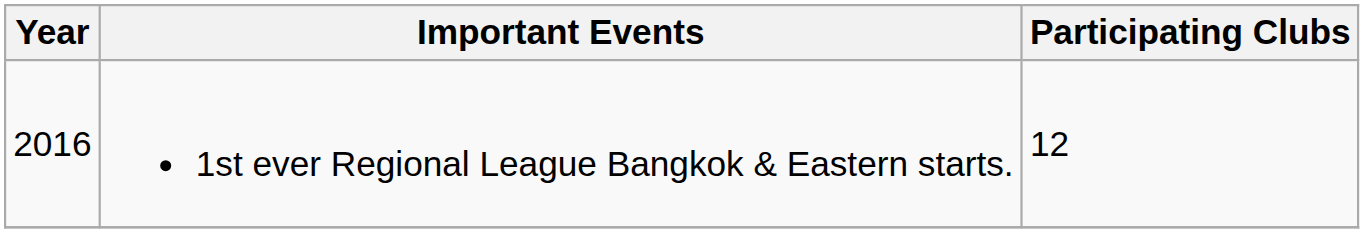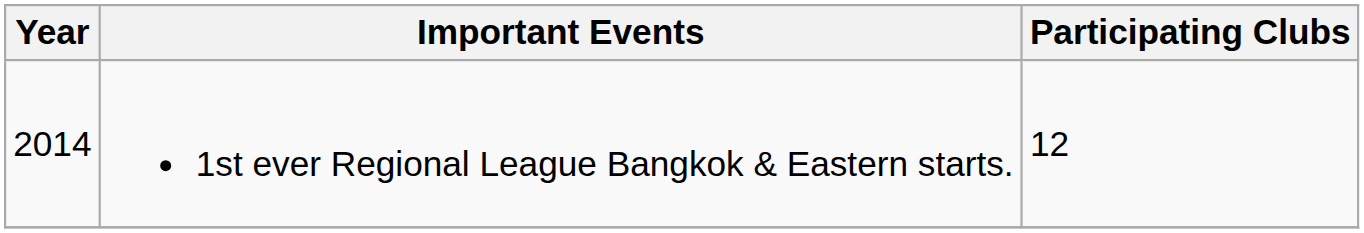(52, 143) 2016 -> (52, 143) 2014
